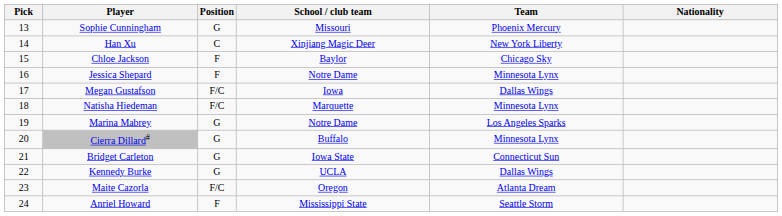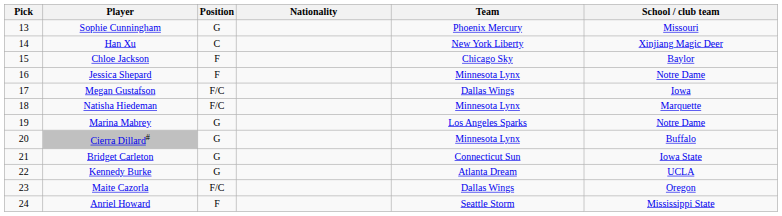columns swapped: (700, 12) <-> (333, 12)
(526, 172) Dallas Wings -> (488, 172) Atlanta Dream
(526, 188) Atlanta Dream -> (488, 188) Dallas Wings
